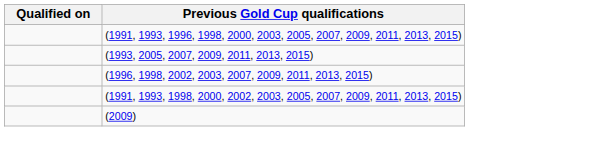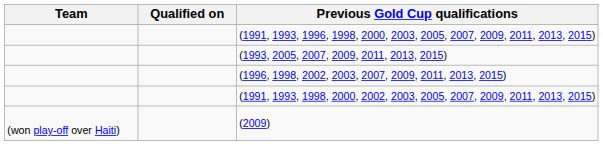+ column: (71, 14)
